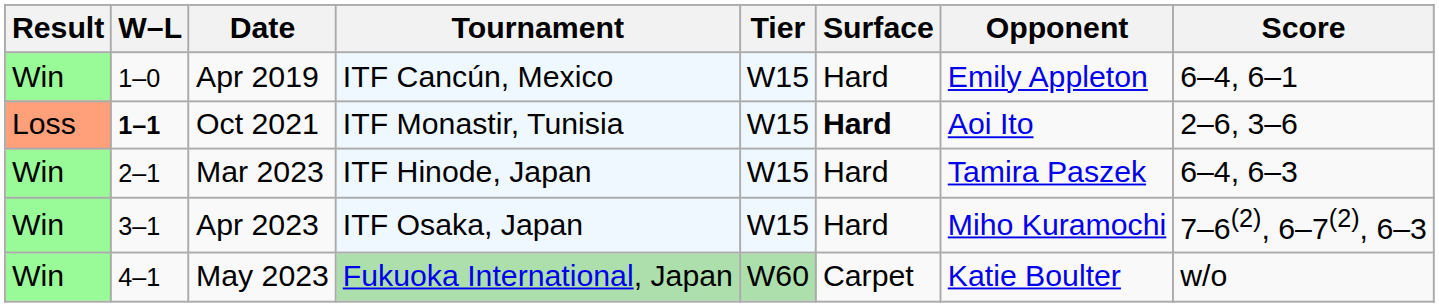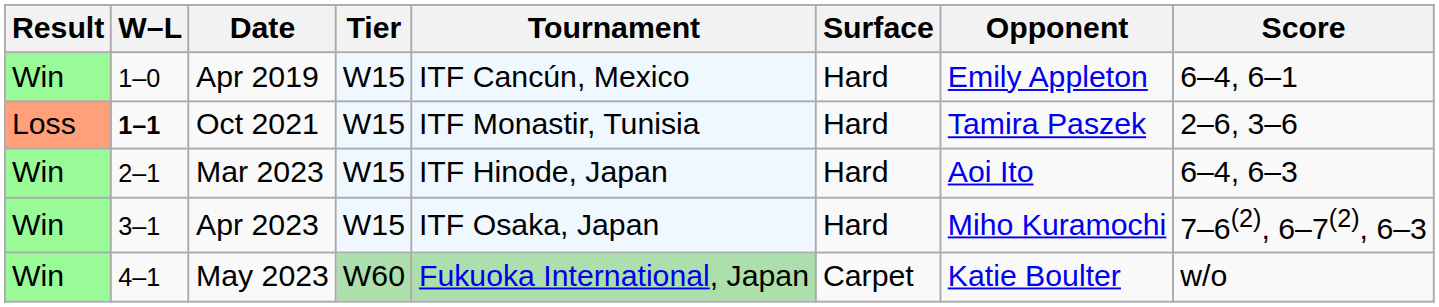columns swapped: (538, 28) <-> (778, 28)
(857, 124) bold -> (856, 124) normal
(991, 124) Aoi Ito -> (1047, 124) Tamira Paszek
(1047, 172) Tamira Paszek -> (991, 172) Aoi Ito
